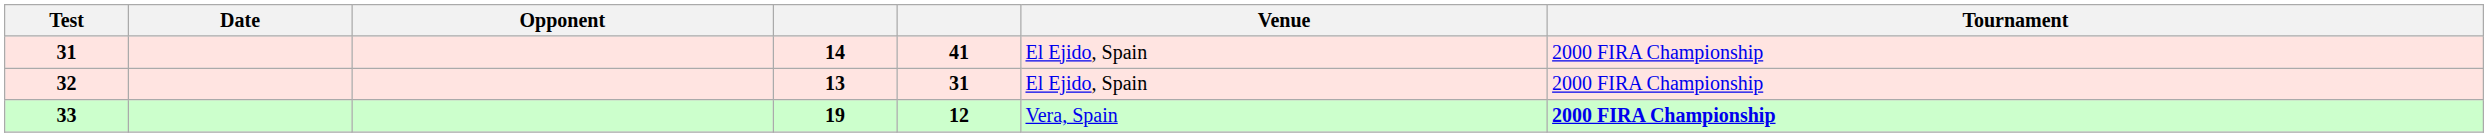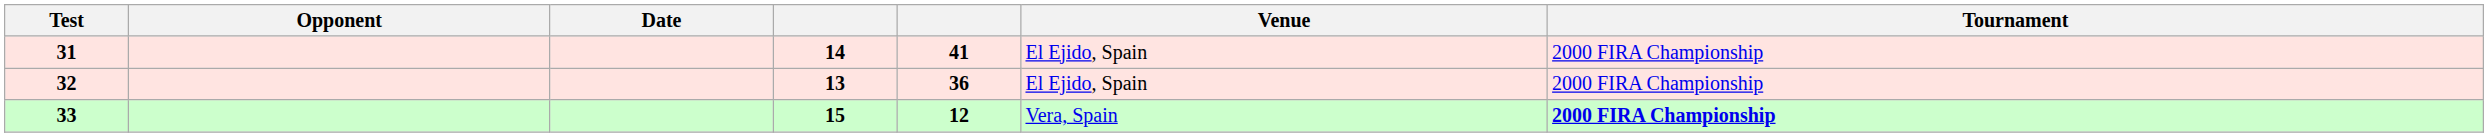columns swapped: (240, 20) <-> (562, 20)
(959, 83) 31 -> (959, 83) 36
(835, 115) 19 -> (835, 115) 15
